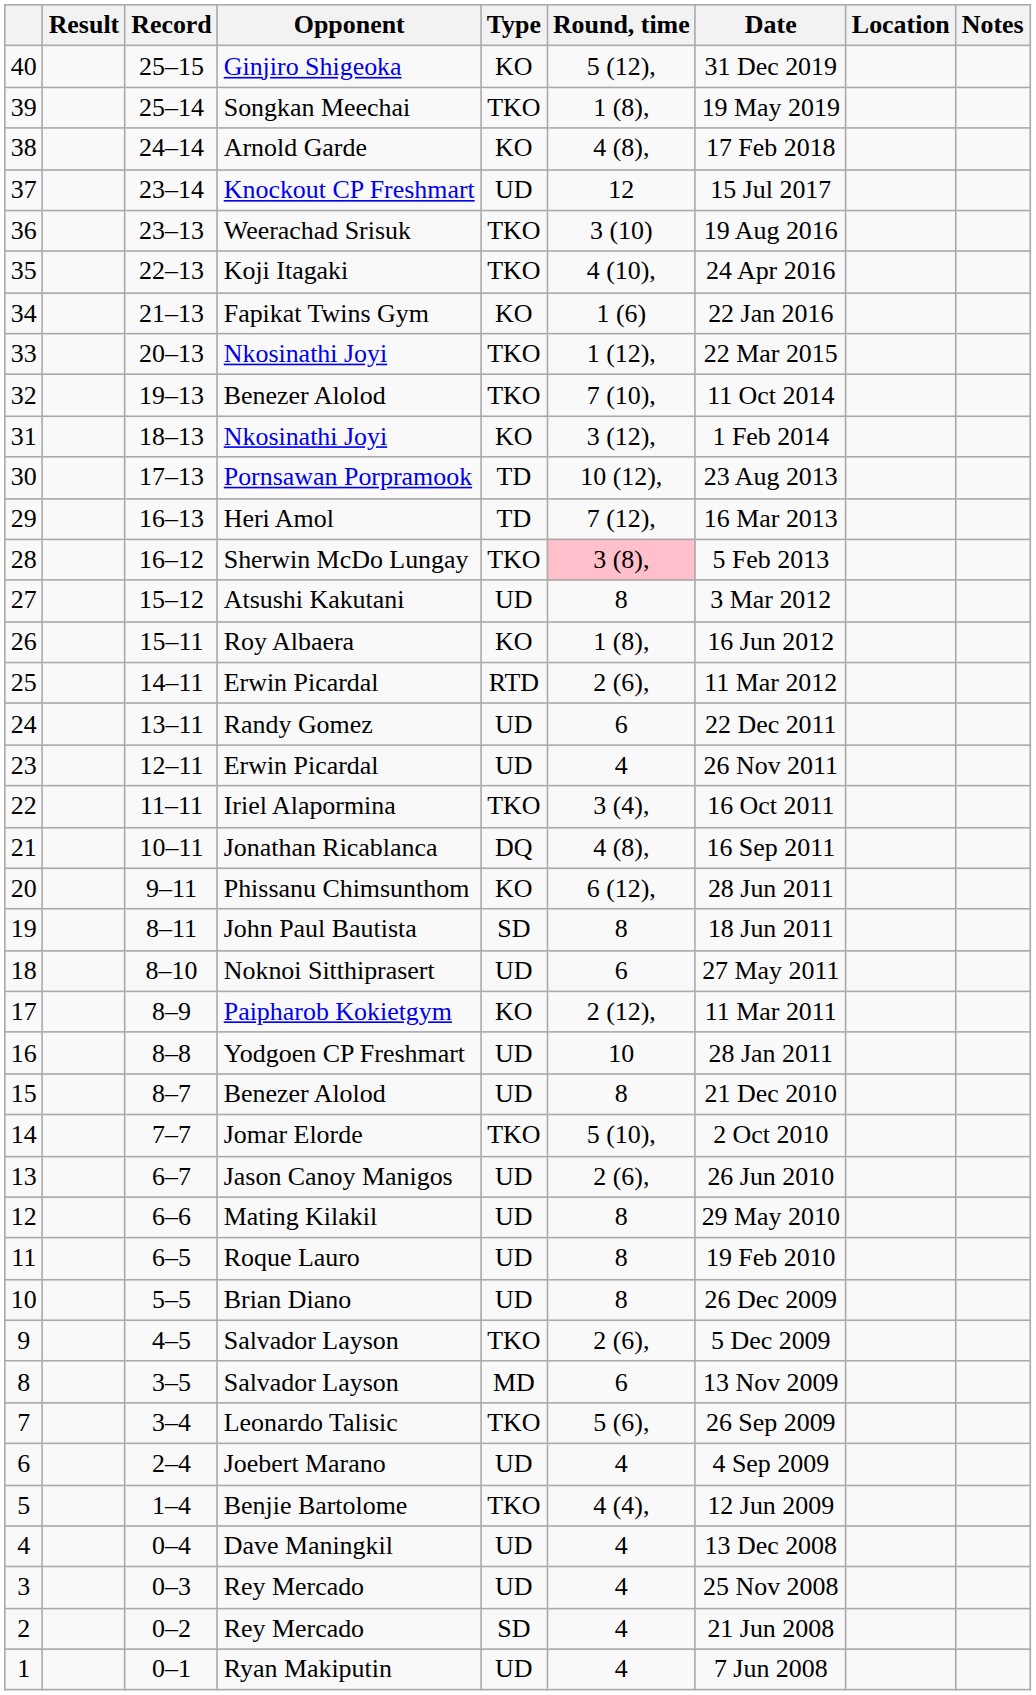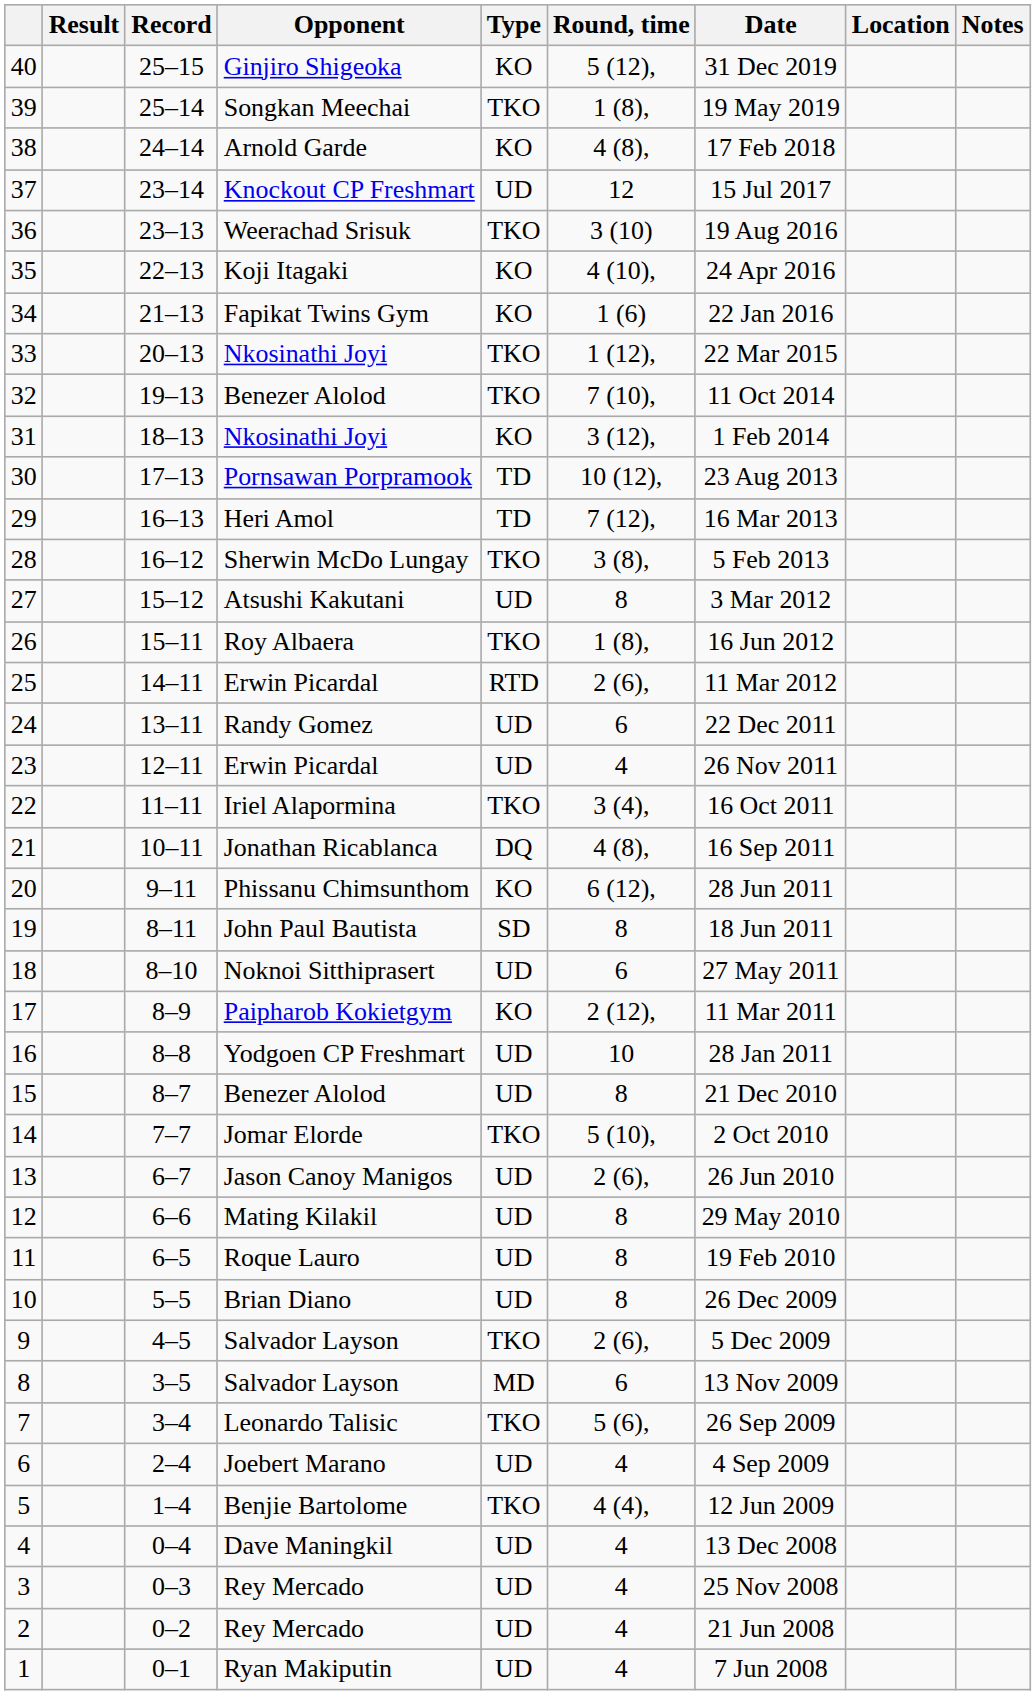(514, 271) TKO -> (514, 271) KO
(621, 559) pink background -> (621, 559) no background
(514, 641) KO -> (514, 641) TKO
(514, 1628) SD -> (514, 1628) UD
